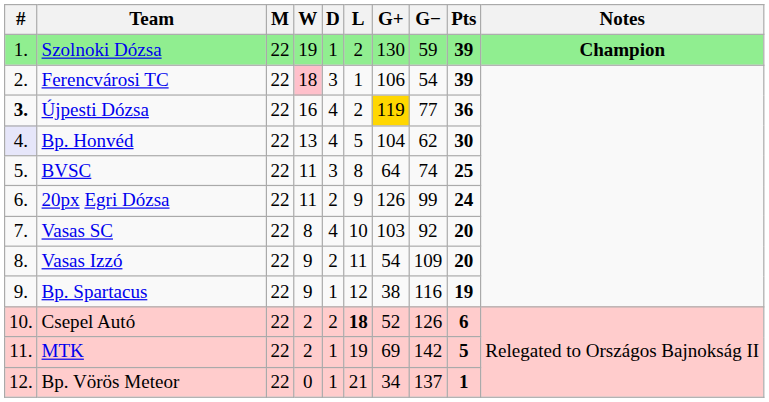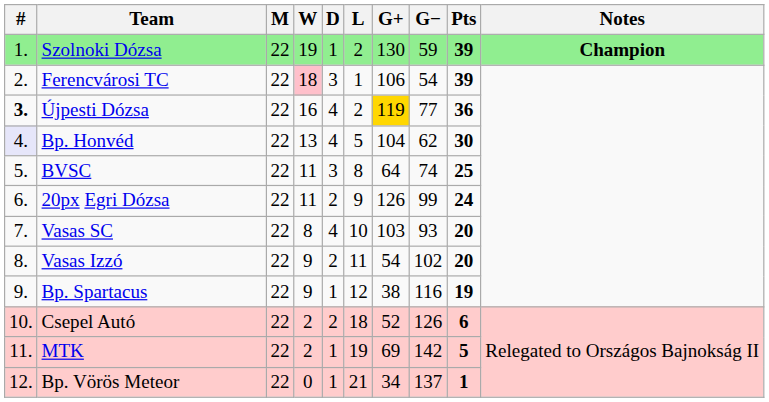(428, 230) 92 -> (428, 230) 93
(428, 261) 109 -> (428, 261) 102
(358, 321) bold -> (358, 321) normal
